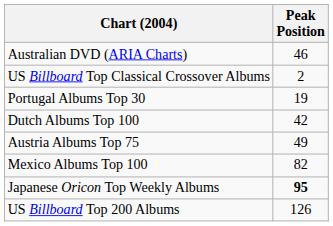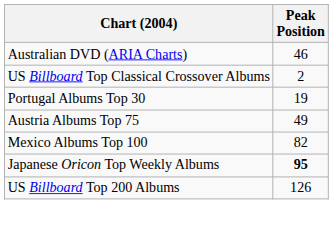- row: (73, 120)
